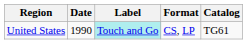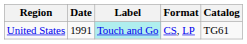(81, 30) 1990 -> (81, 30) 1991
